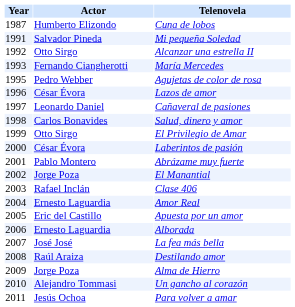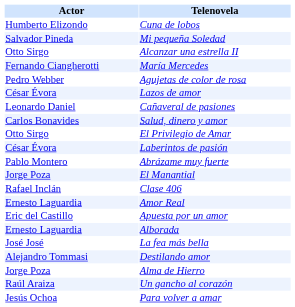- column: (19, 11)
(59, 257) Raúl Araiza -> (47, 257) Alejandro Tommasi
(75, 284) Alejandro Tommasi -> (30, 284) Raúl Araiza
